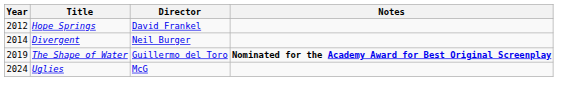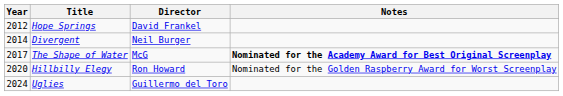(17, 55) 2019 -> (17, 55) 2017
(180, 55) Guillermo del Toro -> (140, 55) McG
+ row: (72, 69)
(140, 69) McG -> (180, 84) Guillermo del Toro
